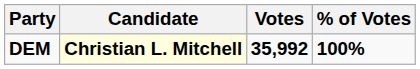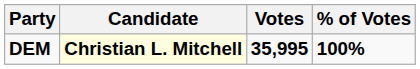(279, 49) 35,992 -> (279, 49) 35,995
